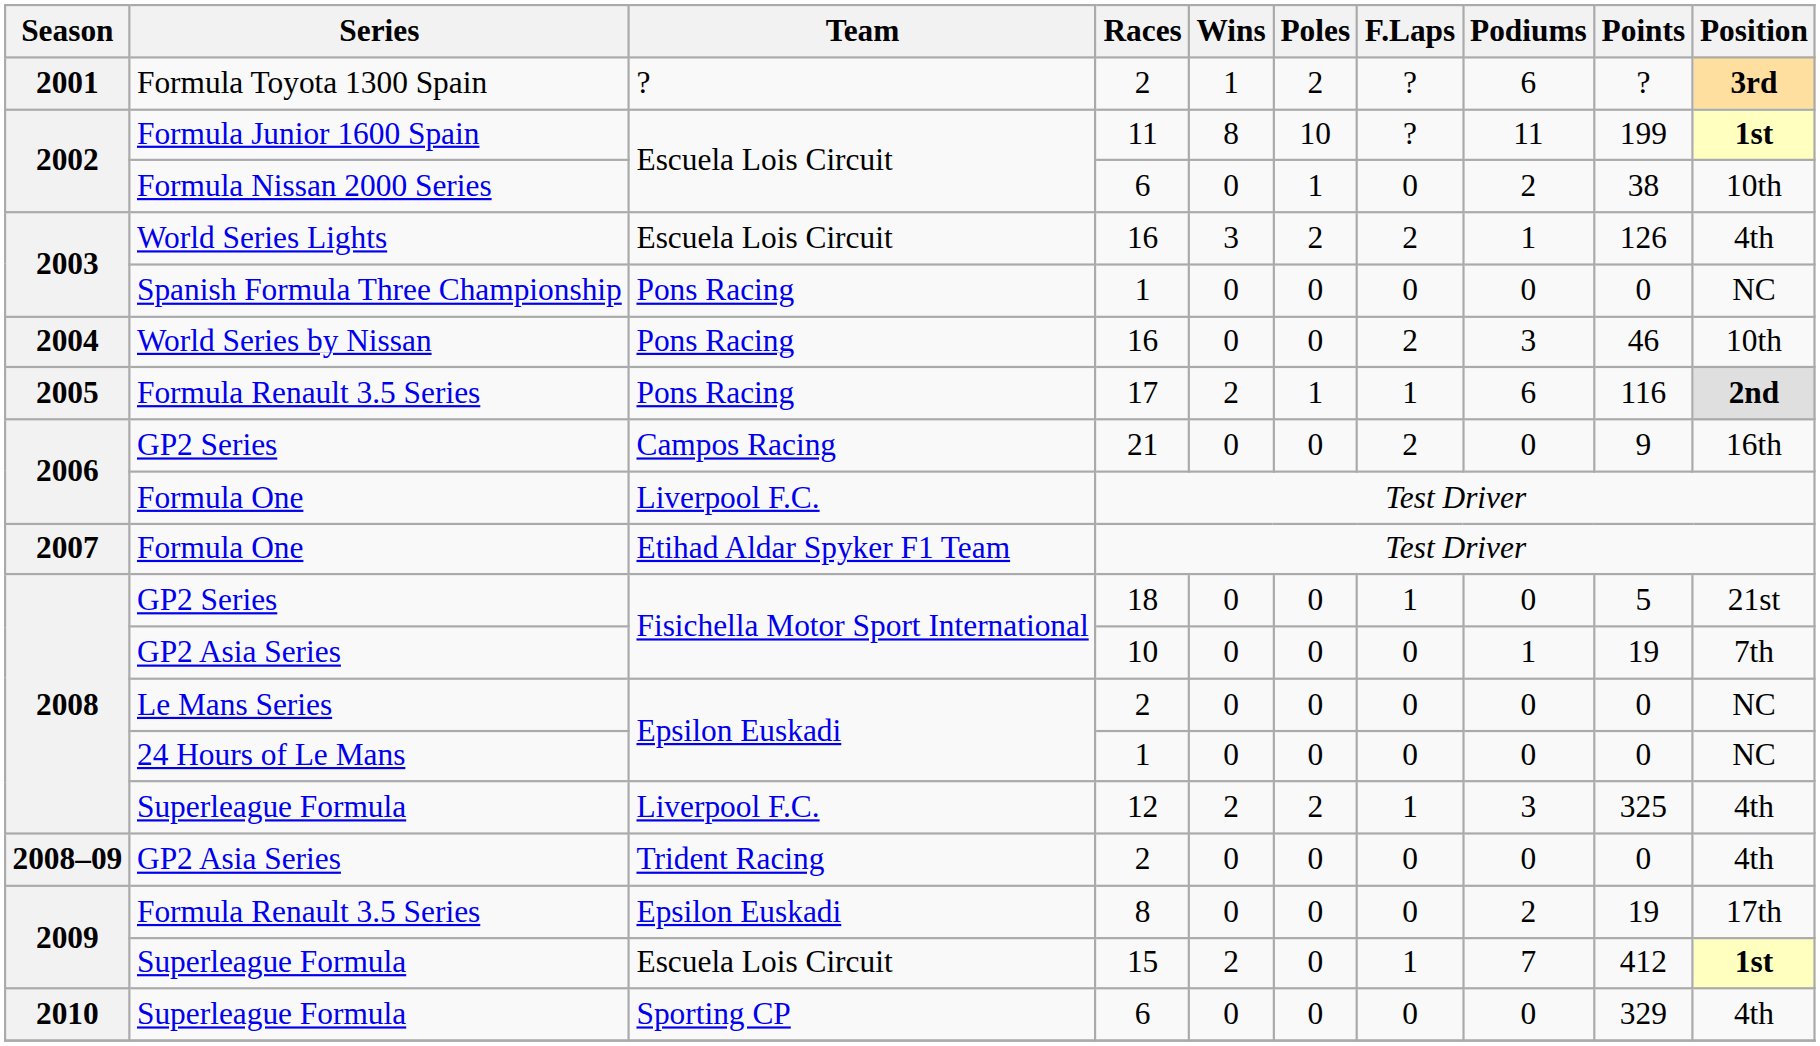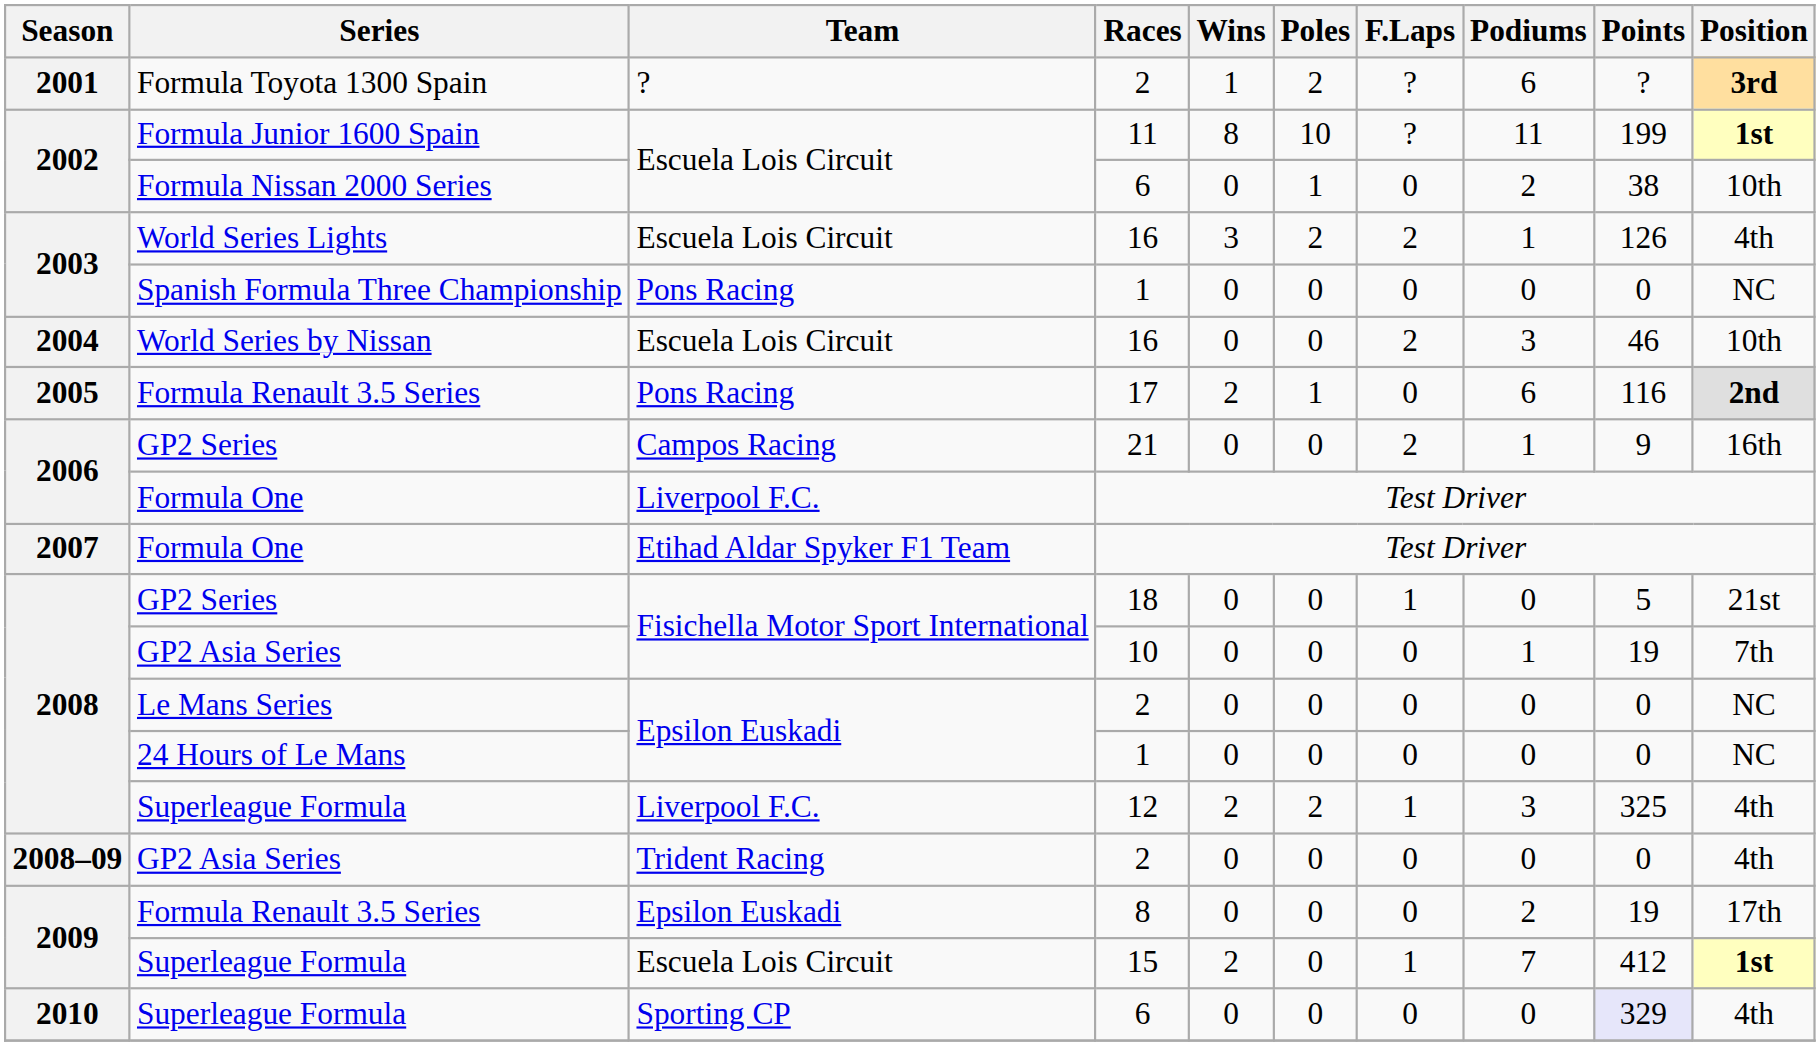(715, 341) Pons Racing -> (765, 341) Escuela Lois Circuit
(1410, 393) 1 -> (1410, 393) 0
(1528, 444) 0 -> (1528, 444) 1
(1643, 1014) no background -> (1643, 1014) lavender background
